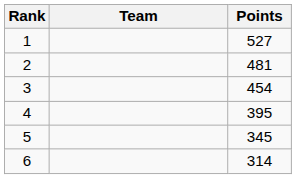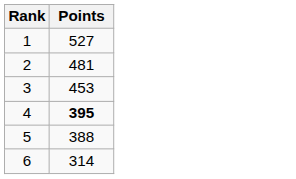- column: (138, 16)
(259, 88) 454 -> (81, 88) 453
(259, 112) normal -> (81, 112) bold
(259, 137) 345 -> (81, 137) 388
